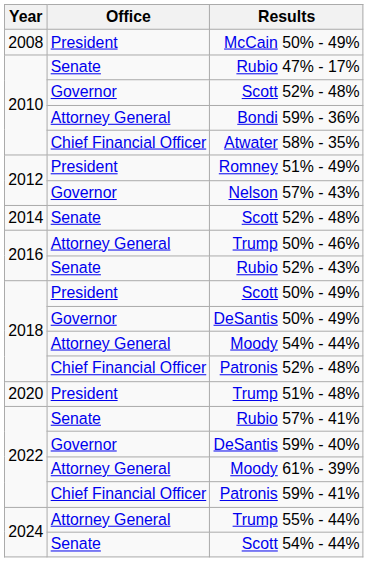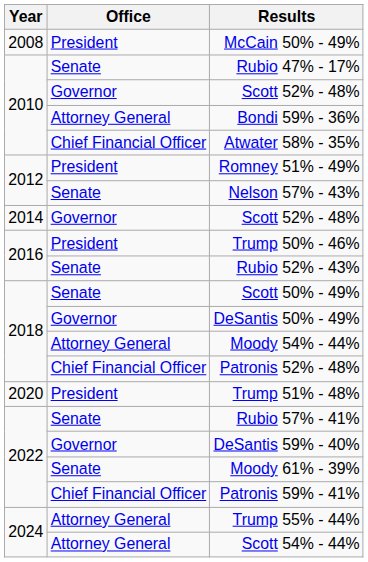(84, 192) Governor -> (76, 192) Senate
(76, 218) Senate -> (84, 218) Governor
(111, 243) Attorney General -> (84, 243) President
(84, 293) President -> (76, 293) Senate
(111, 469) Attorney General -> (76, 469) Senate
(76, 544) Senate -> (111, 544) Attorney General
